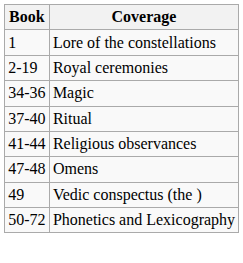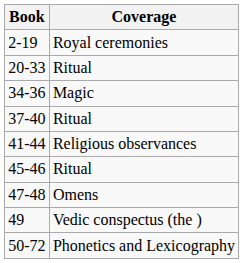- row: (12, 42)
+ row: (27, 67)
+ row: (27, 169)
